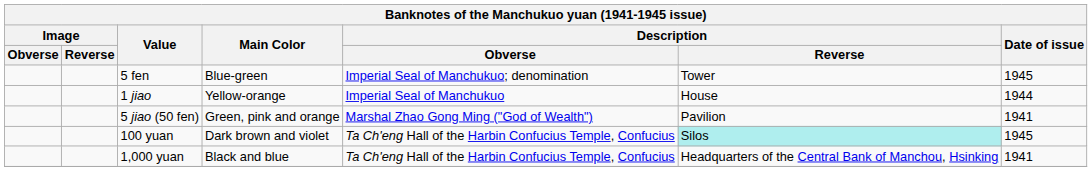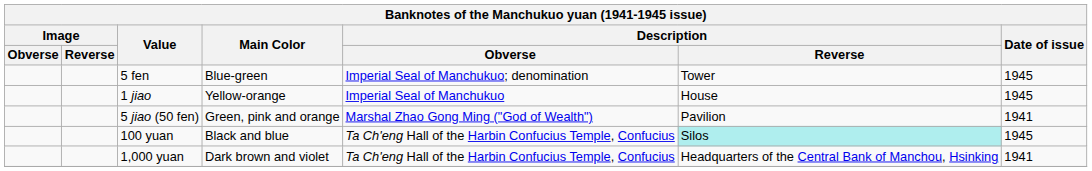(1019, 96) 1944 -> (1019, 96) 1945
(267, 136) Dark brown and violet -> (247, 136) Black and blue
(247, 157) Black and blue -> (267, 157) Dark brown and violet
